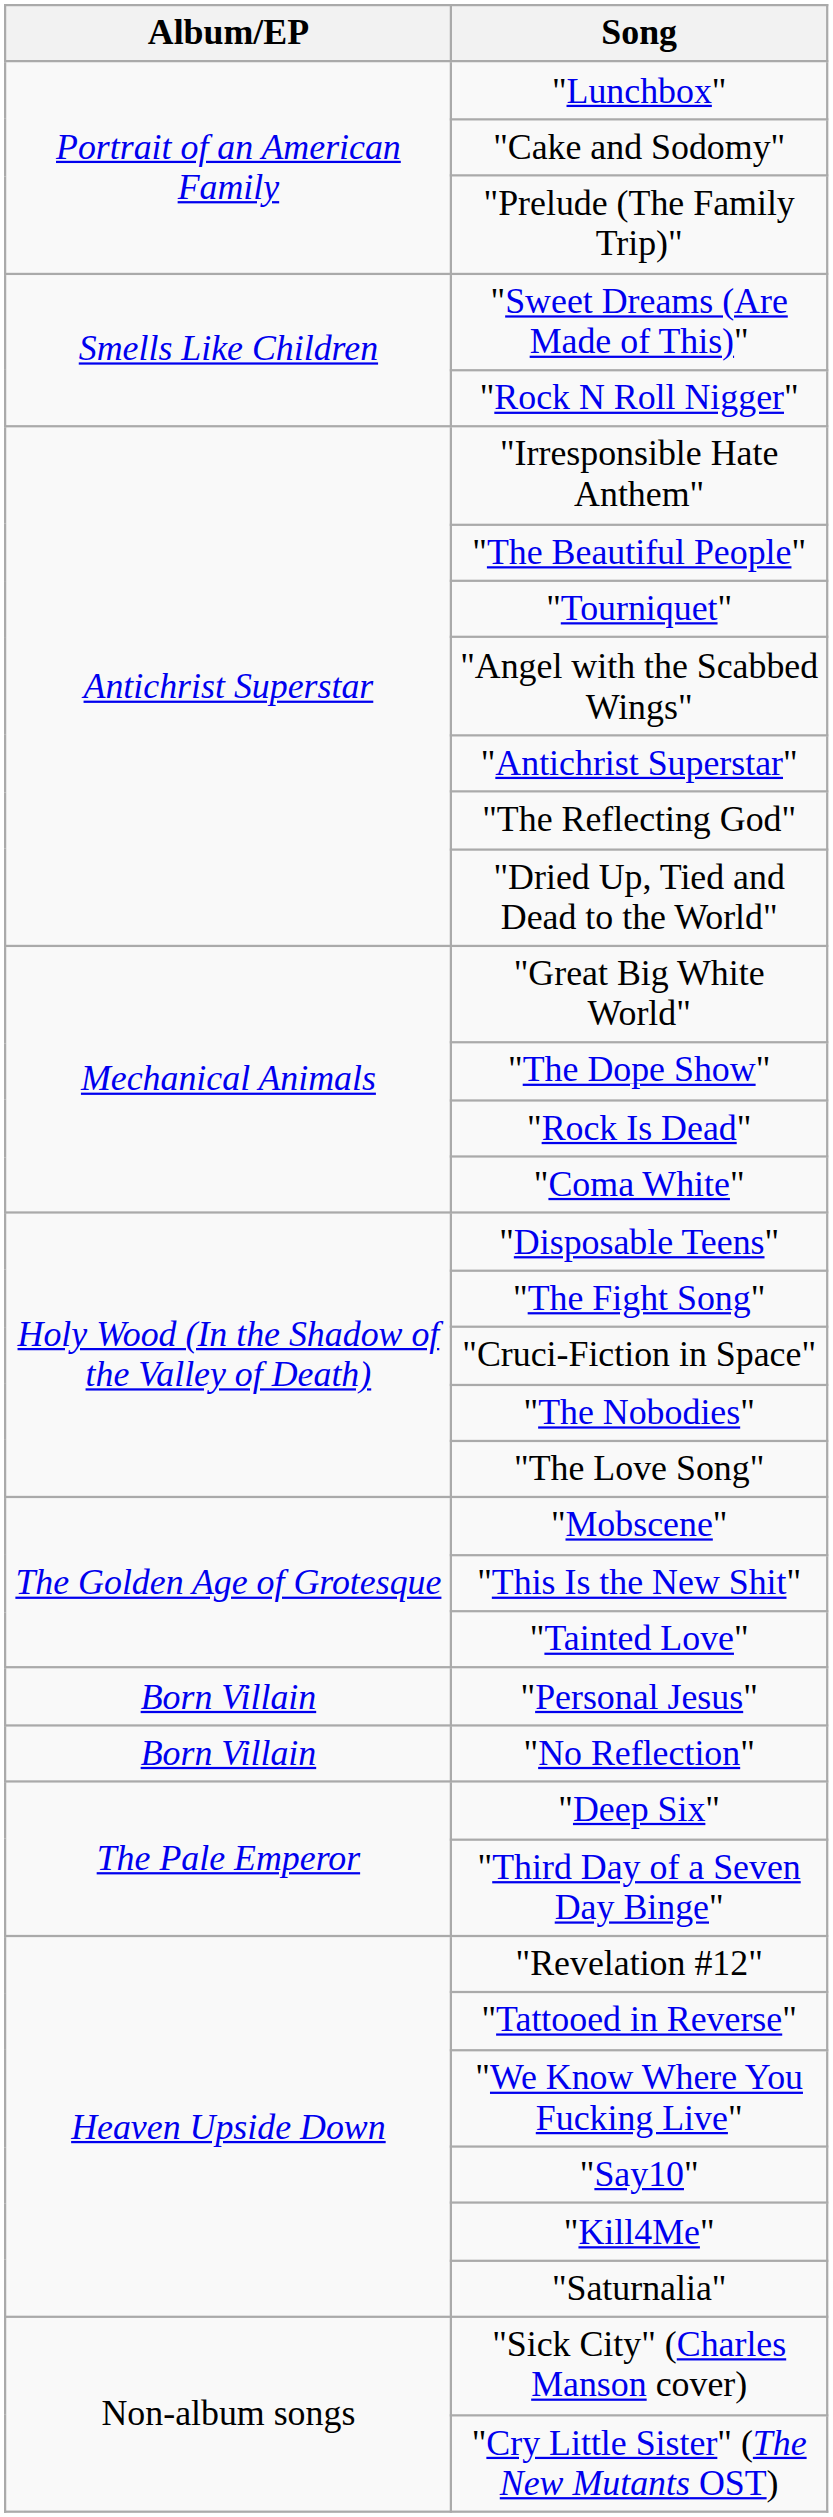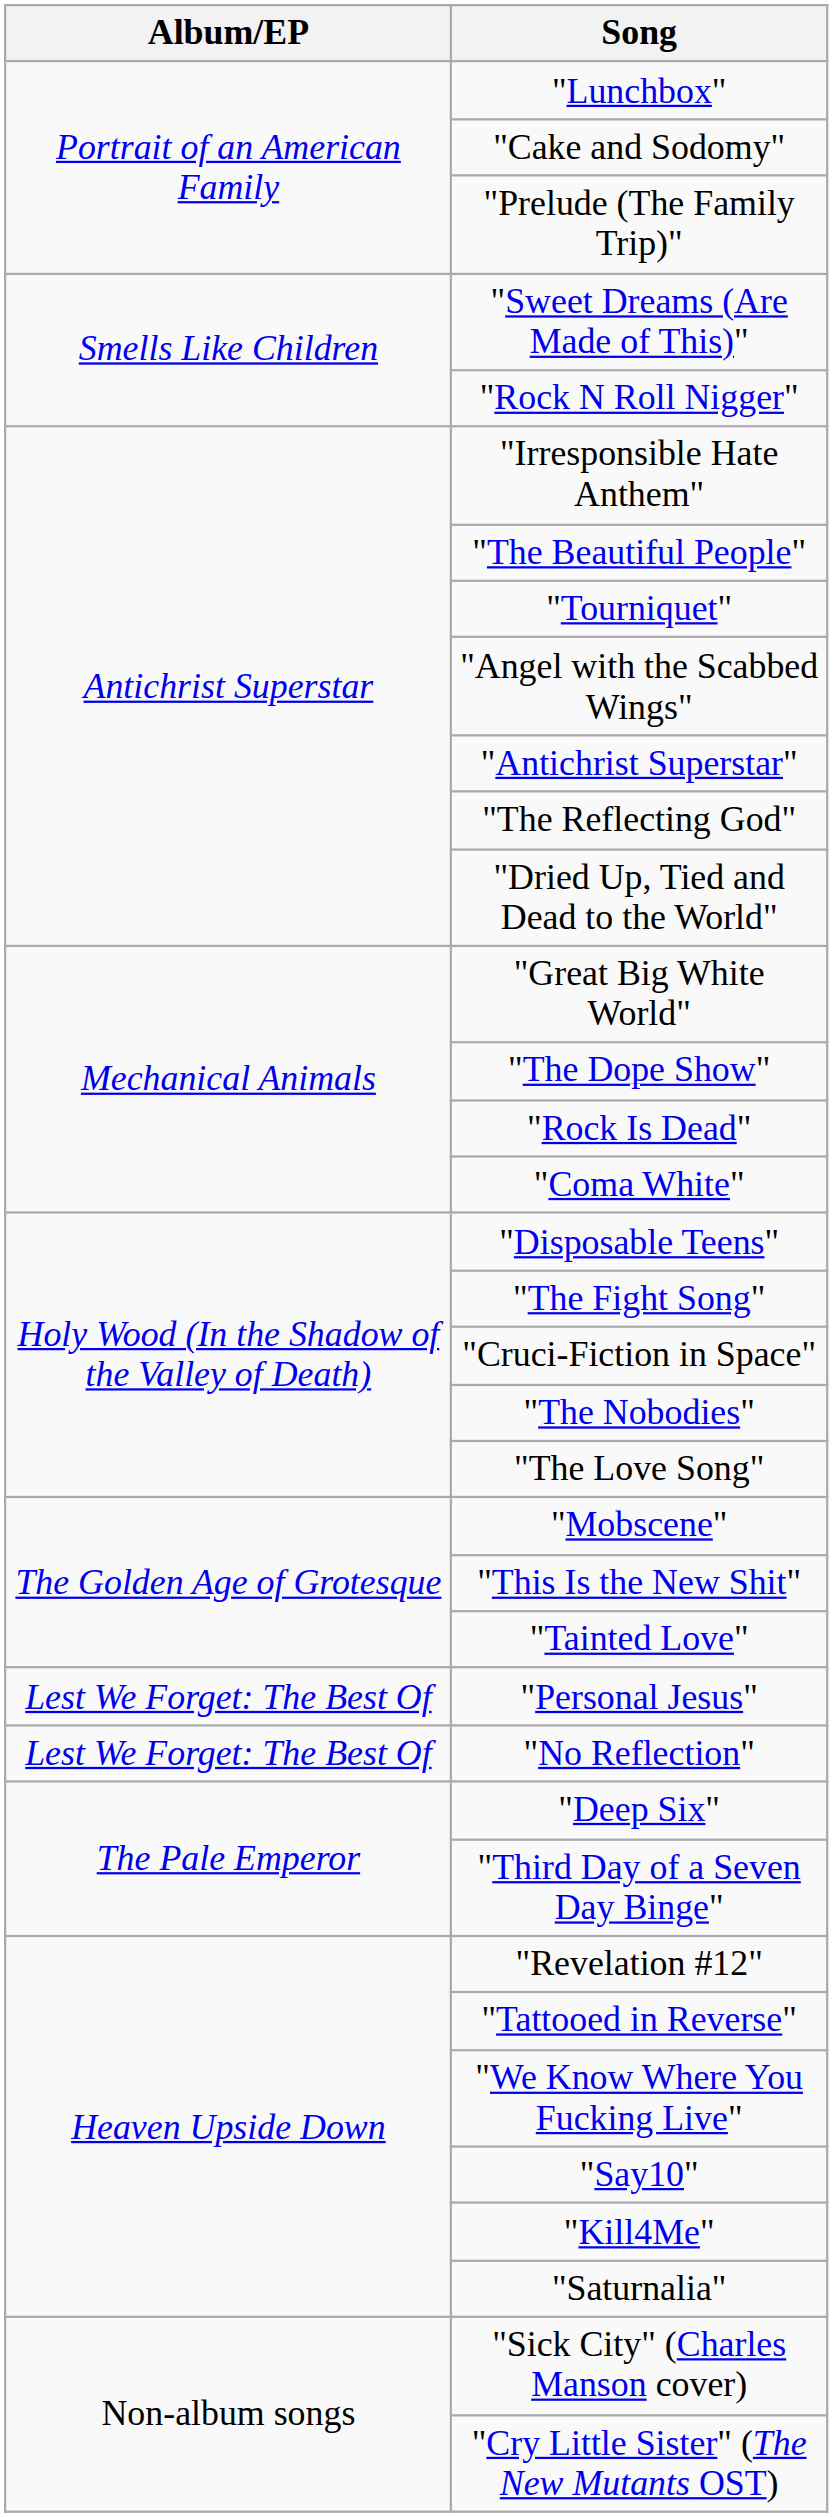(228, 1695) Born Villain -> (228, 1695) Lest We Forget: The Best Of
(228, 1752) Born Villain -> (228, 1752) Lest We Forget: The Best Of
